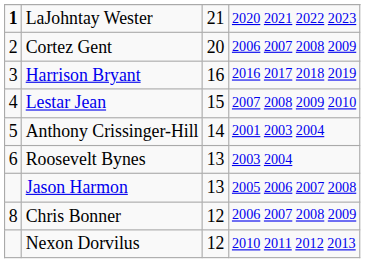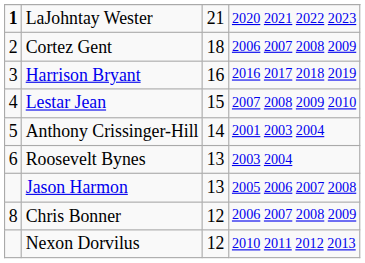(216, 46) 20 -> (216, 46) 18
